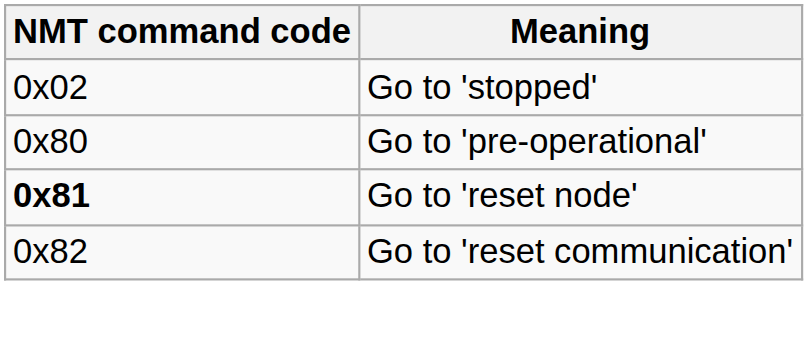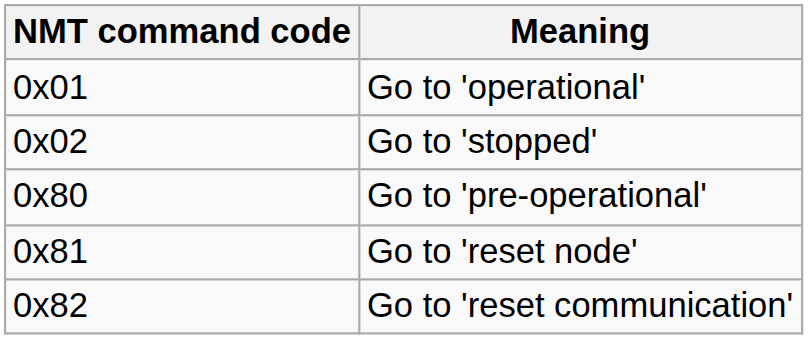+ row: (506, 86)
(51, 196) bold -> (51, 251) normal
